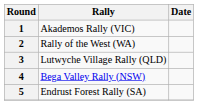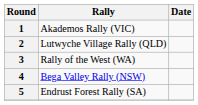(88, 44) Rally of the West (WA) -> (103, 44) Lutwyche Village Rally (QLD)
(103, 60) Lutwyche Village Rally (QLD) -> (88, 60) Rally of the West (WA)
